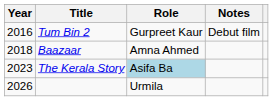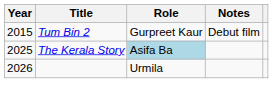(20, 31) 2016 -> (20, 31) 2015
- row: (59, 50)
(20, 68) 2023 -> (20, 50) 2025
